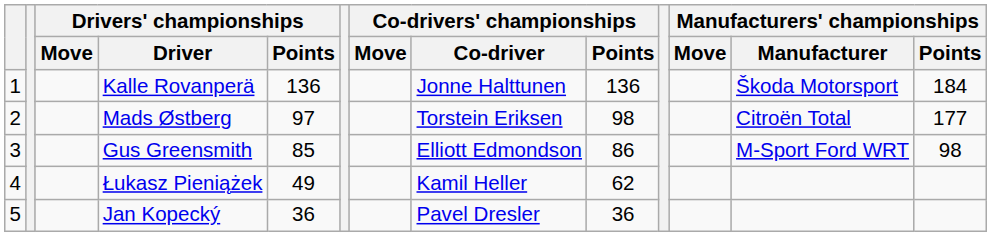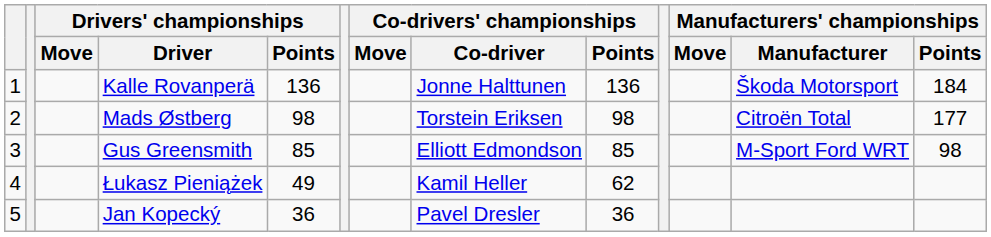(303, 118) 97 -> (303, 118) 98
(623, 150) 86 -> (623, 150) 85
